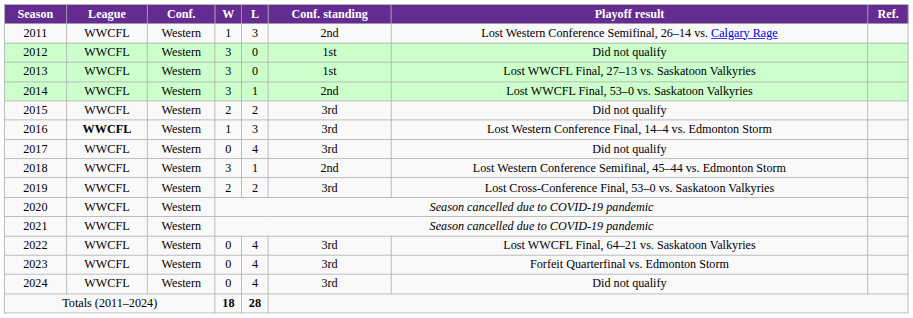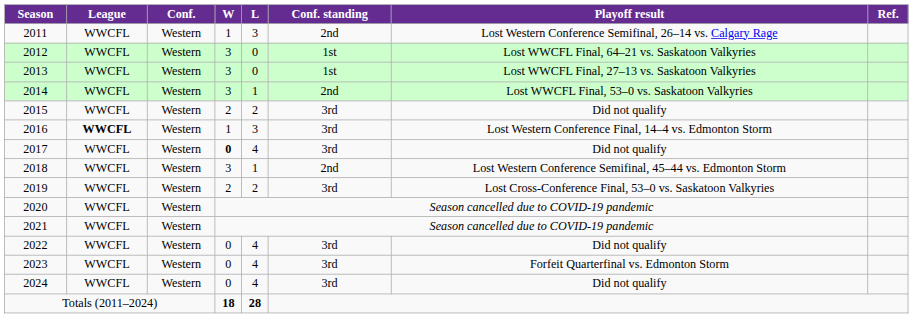(629, 52) Did not qualify -> (629, 52) Lost WWCFL Final, 64–21 vs. Saskatoon Valkyries
(228, 149) normal -> (228, 149) bold
(629, 245) Lost WWCFL Final, 64–21 vs. Saskatoon Valkyries -> (629, 245) Did not qualify
